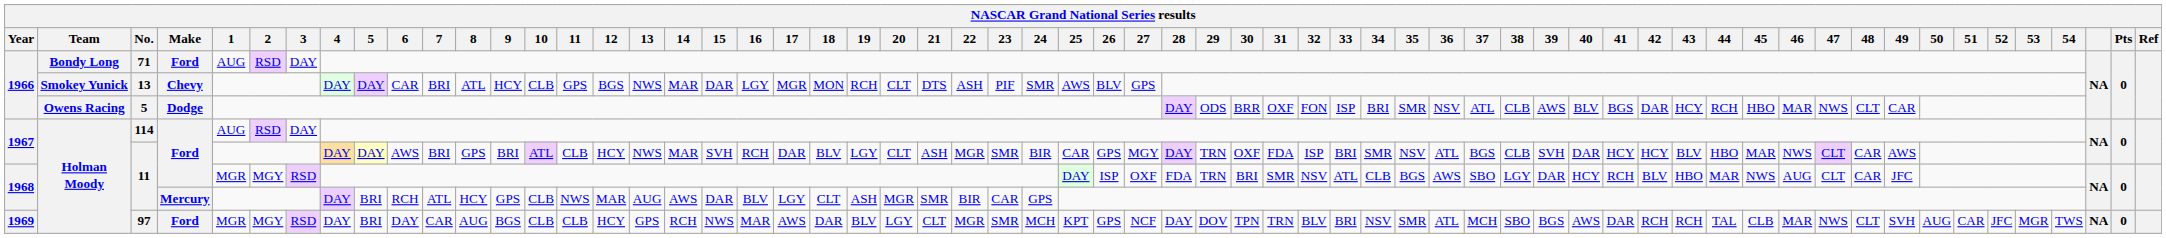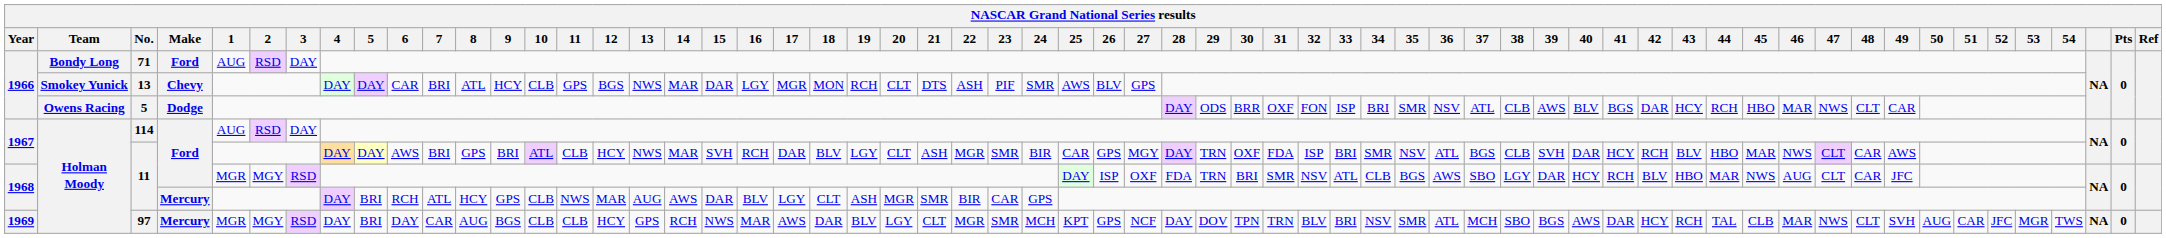(1655, 153) HCY -> (1655, 153) RCH
(185, 221) Ford -> (185, 221) Mercury
(1655, 221) RCH -> (1655, 221) HCY
